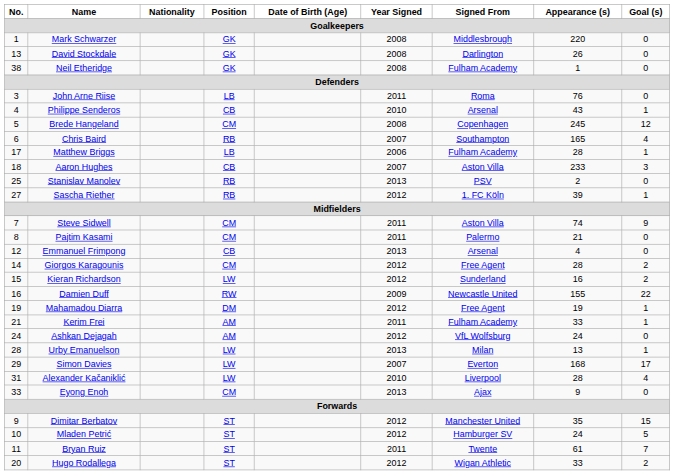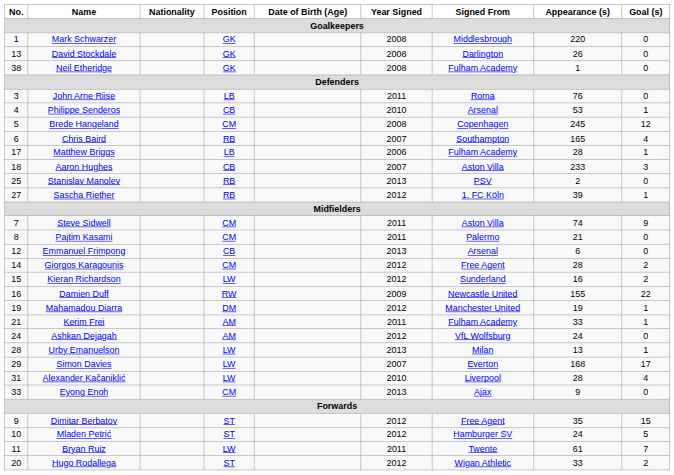(578, 110) 43 -> (578, 110) 53
(578, 252) 4 -> (578, 252) 6
(483, 308) Free Agent -> (483, 308) Manchester United
(483, 421) Manchester United -> (483, 421) Free Agent
(229, 449) ST -> (229, 449) LW
